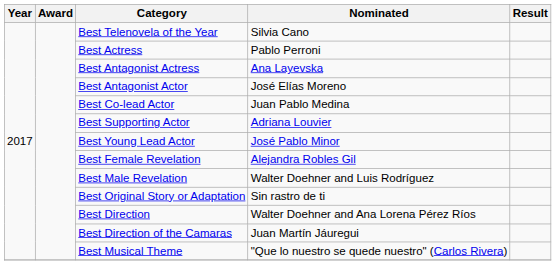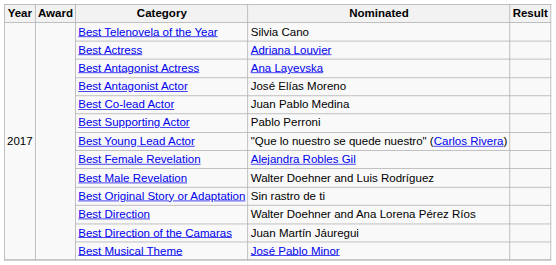(286, 50) Pablo Perroni -> (291, 50) Adriana Louvier
(291, 123) Adriana Louvier -> (286, 123) Pablo Perroni
(295, 141) José Pablo Minor -> (379, 141) "Que lo nuestro se quede nuestro" (Carlos Rivera)
(379, 251) "Que lo nuestro se quede nuestro" (Carlos Rivera) -> (295, 251) José Pablo Minor
